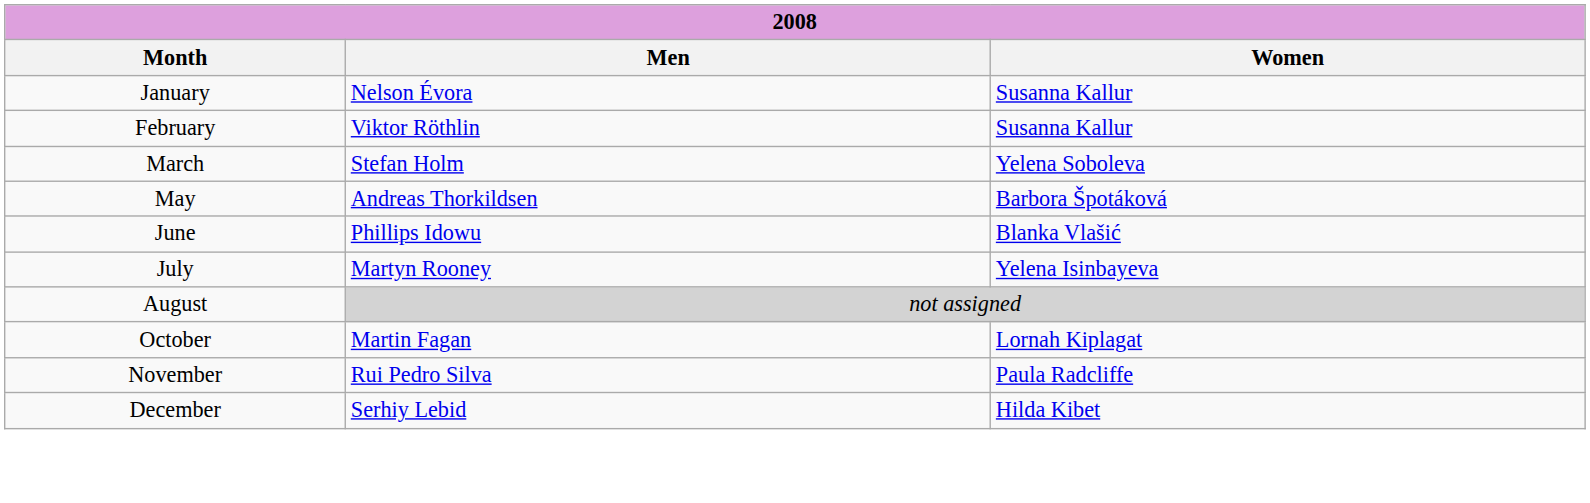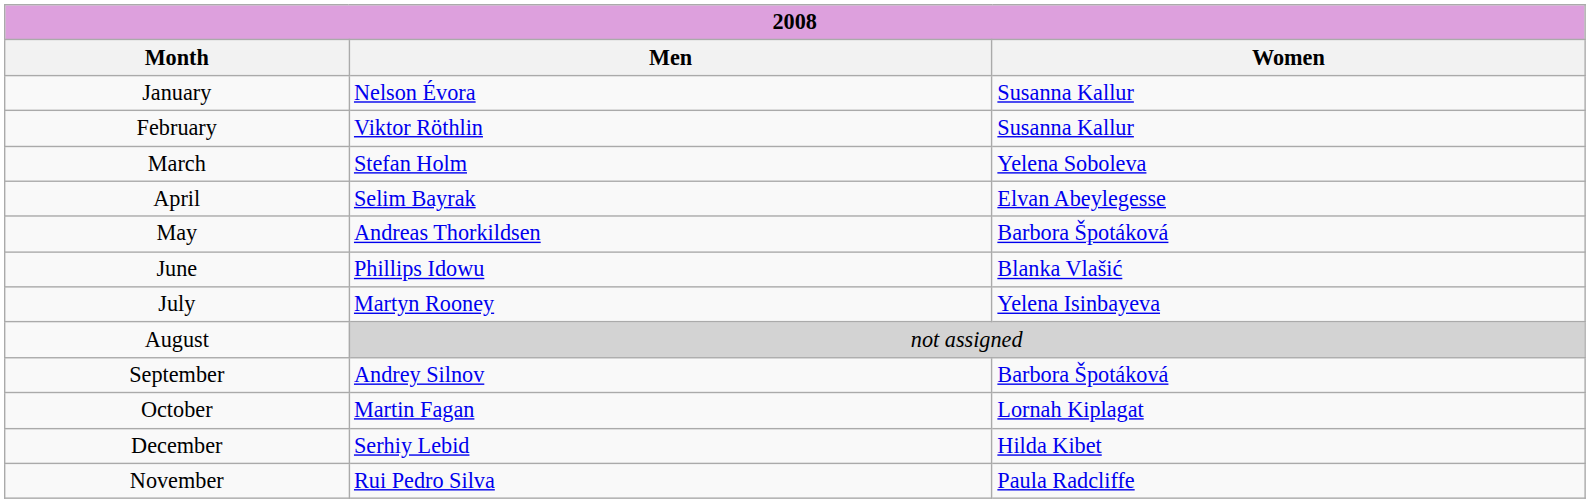+ row: (177, 198)
+ row: (177, 374)
rows swapped: (175, 374) <-> (175, 410)
